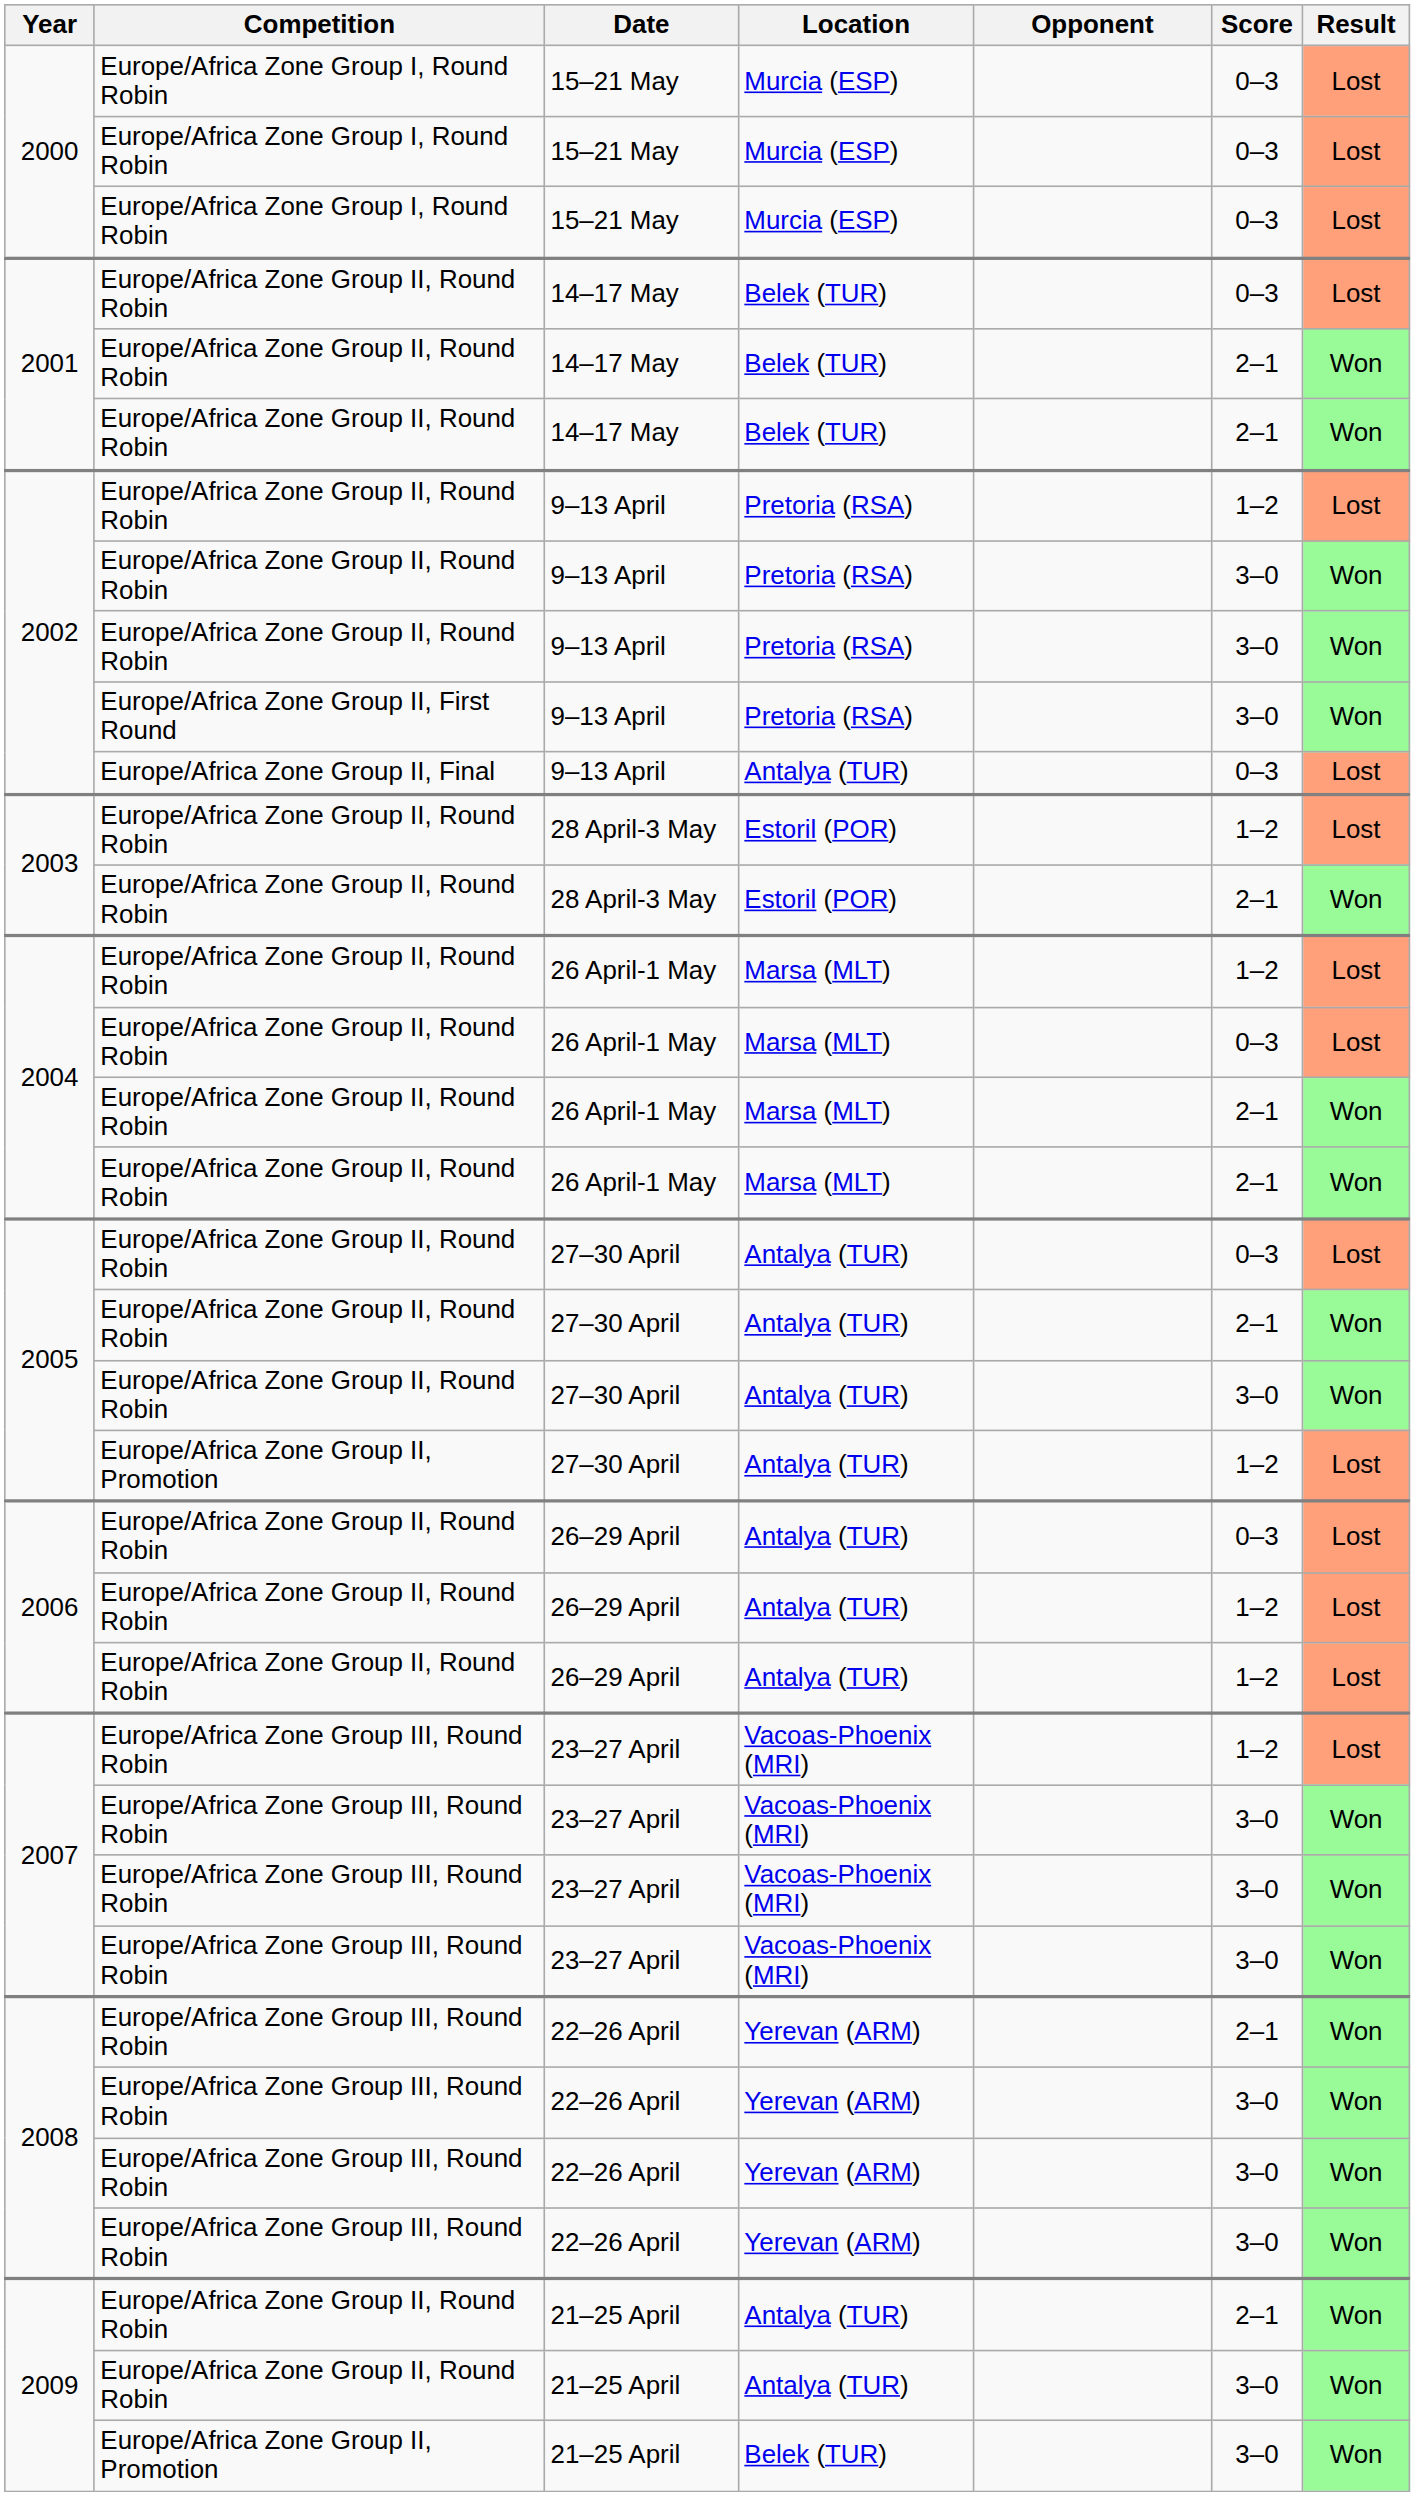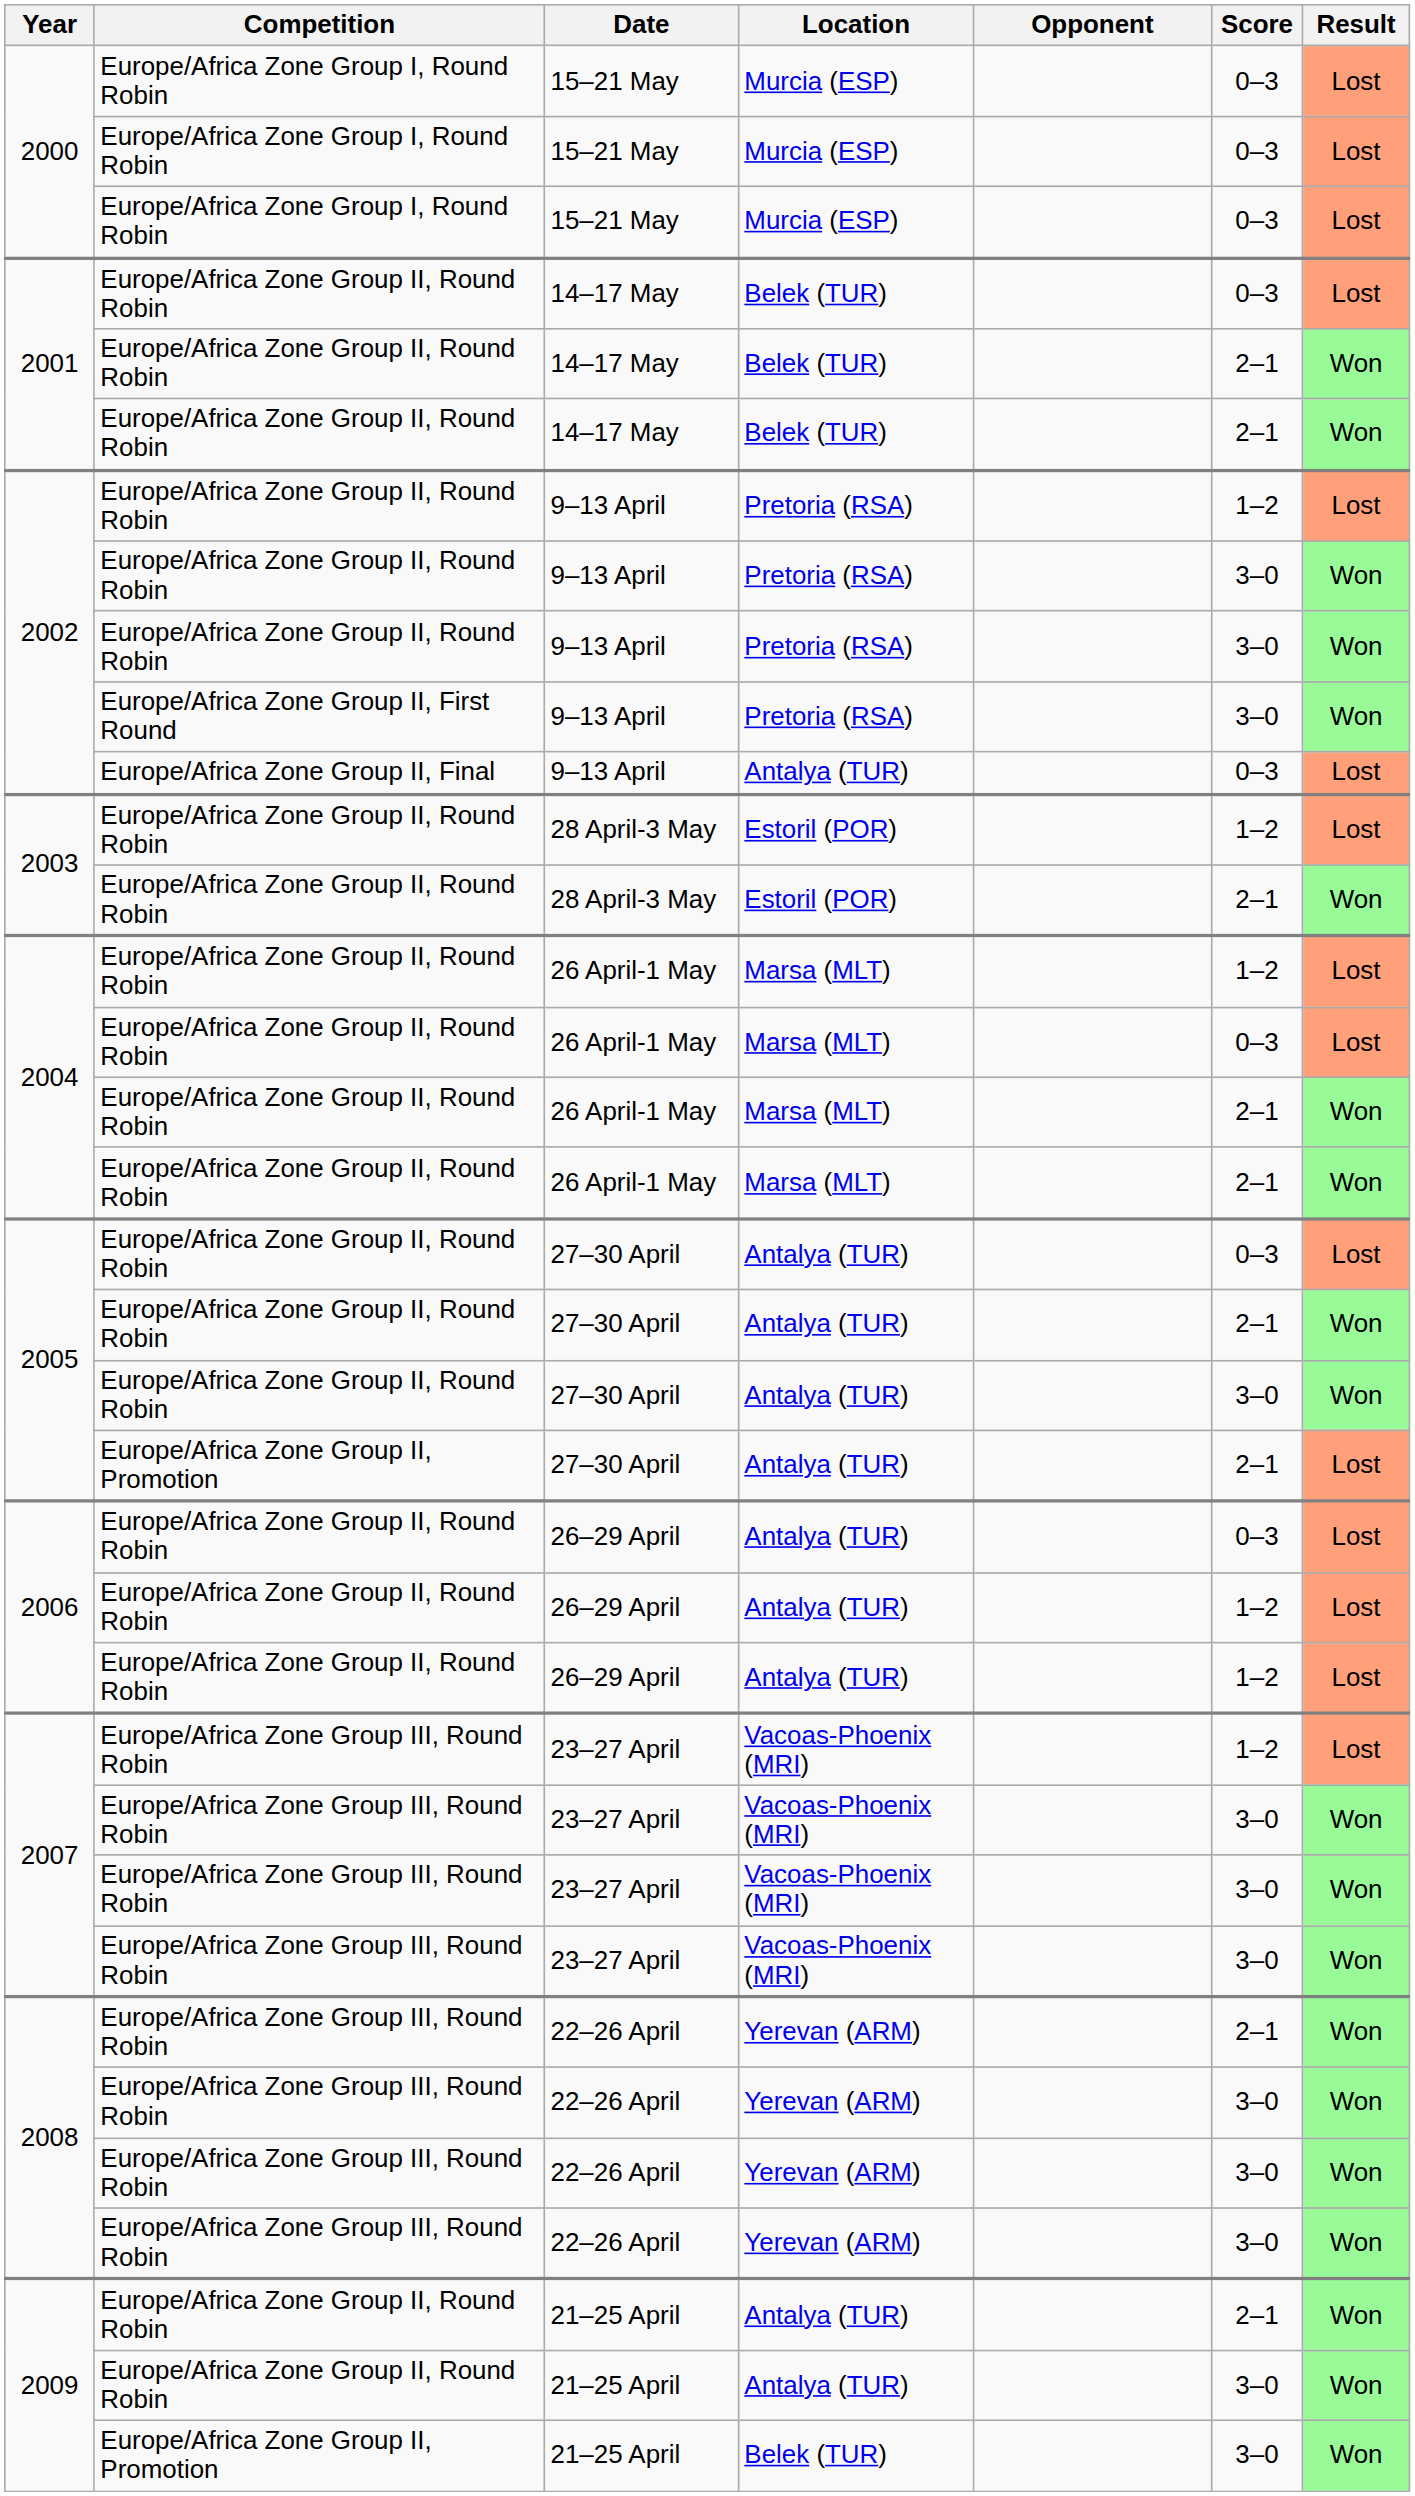(1257, 1465) 1–2 -> (1257, 1465) 2–1
